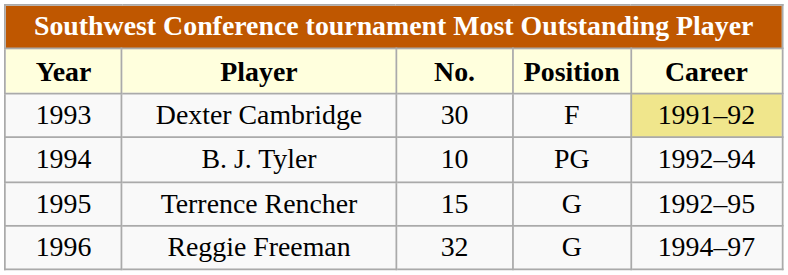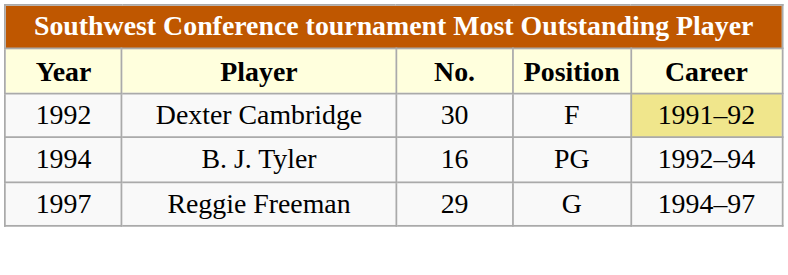(63, 114) 1993 -> (63, 114) 1992
(455, 159) 10 -> (455, 159) 16
- row: (259, 203)
(63, 247) 1996 -> (63, 203) 1997
(455, 247) 32 -> (455, 203) 29
